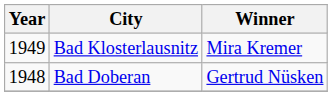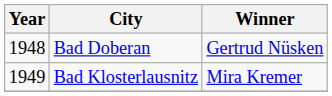rows swapped: (102, 76) <-> (126, 47)
